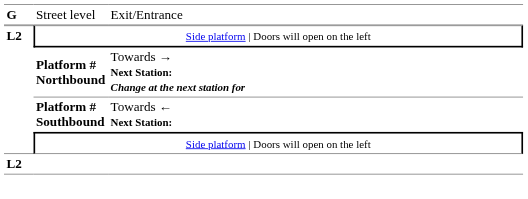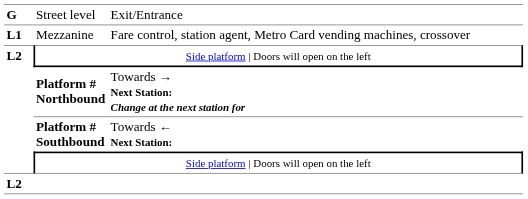+ row: (65, 35)
